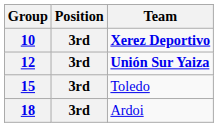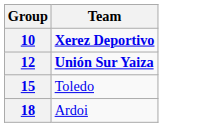- column: (79, 16)
